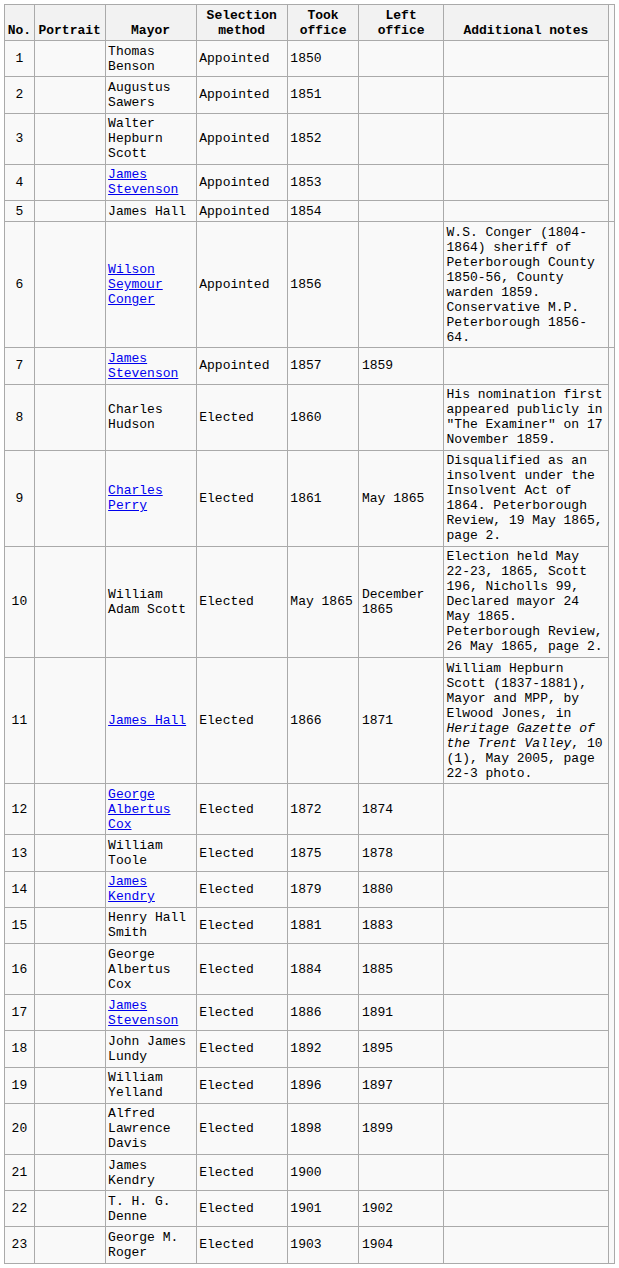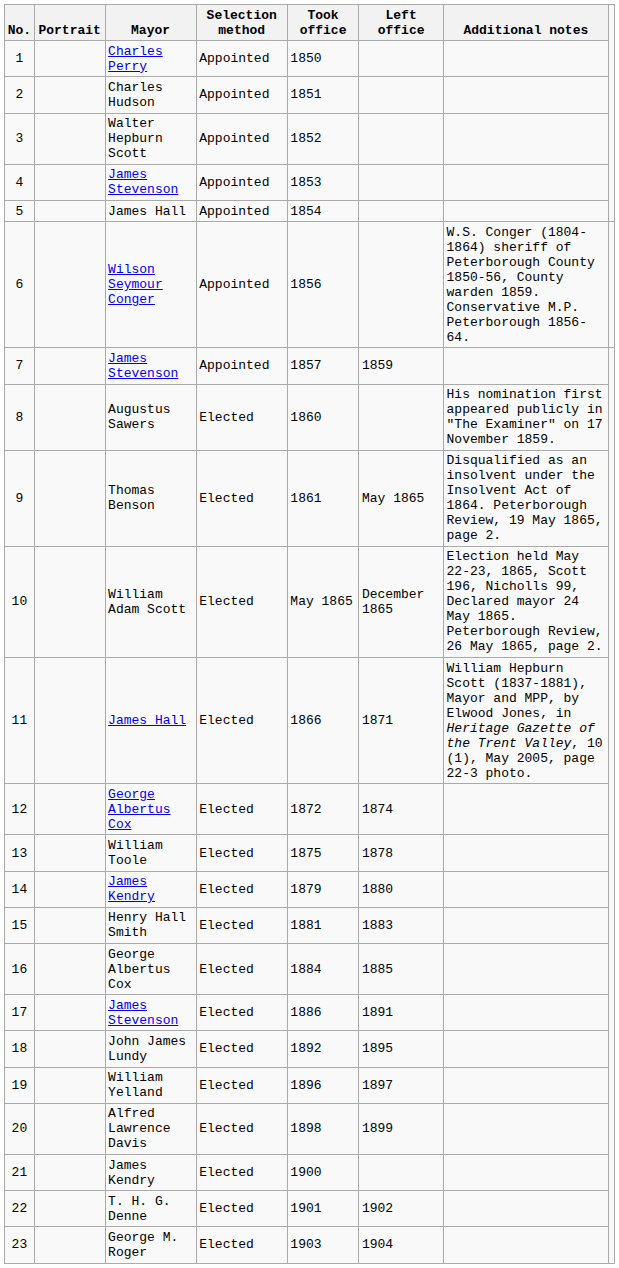(132, 59) Thomas Benson -> (135, 59) Charles Perry
(139, 95) Augustus Sawers -> (135, 95) Charles Hudson
(135, 417) Charles Hudson -> (139, 417) Augustus Sawers
(135, 498) Charles Perry -> (132, 498) Thomas Benson
